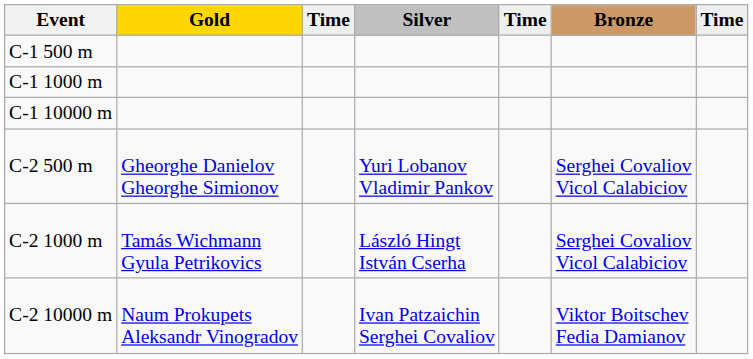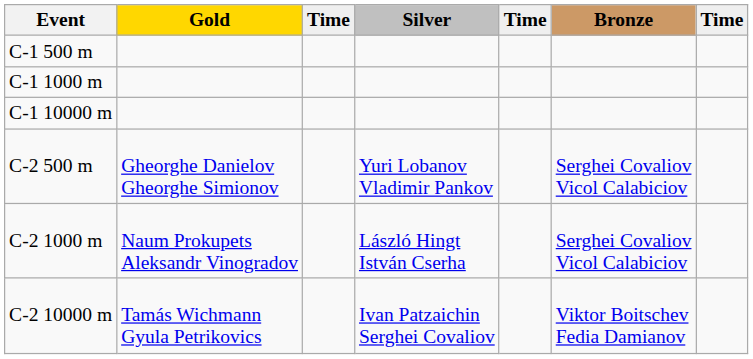(191, 251) Tamás Wichmann Gyula Petrikovics -> (210, 251) Naum Prokupets Aleksandr Vinogradov
(210, 326) Naum Prokupets Aleksandr Vinogradov -> (191, 326) Tamás Wichmann Gyula Petrikovics
